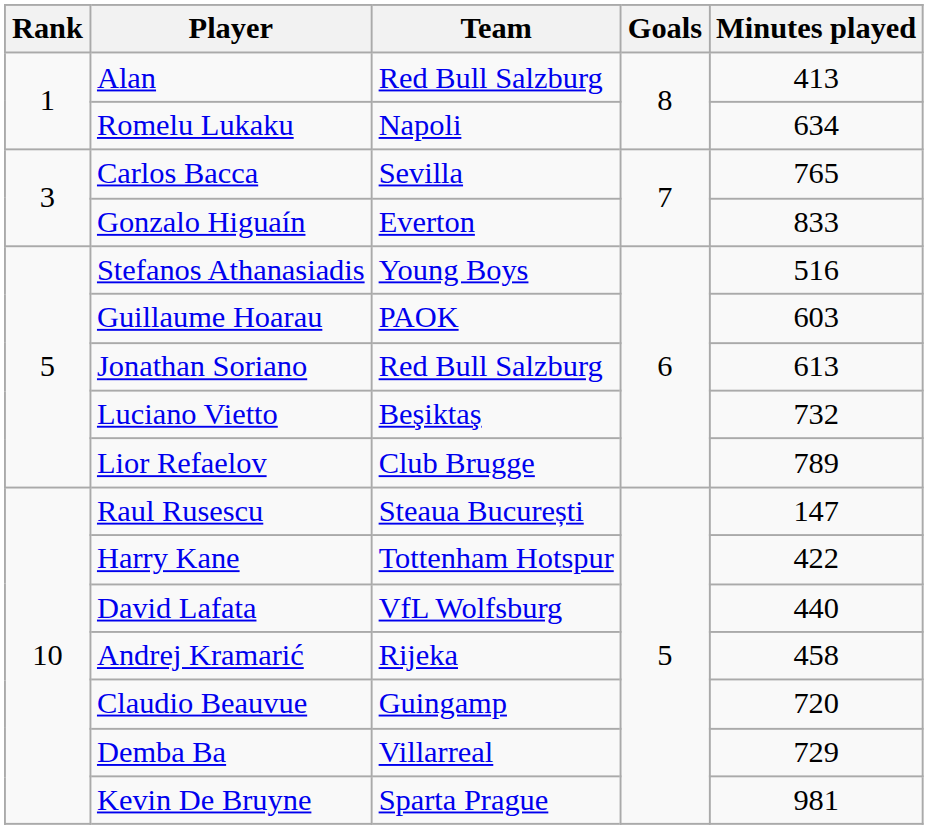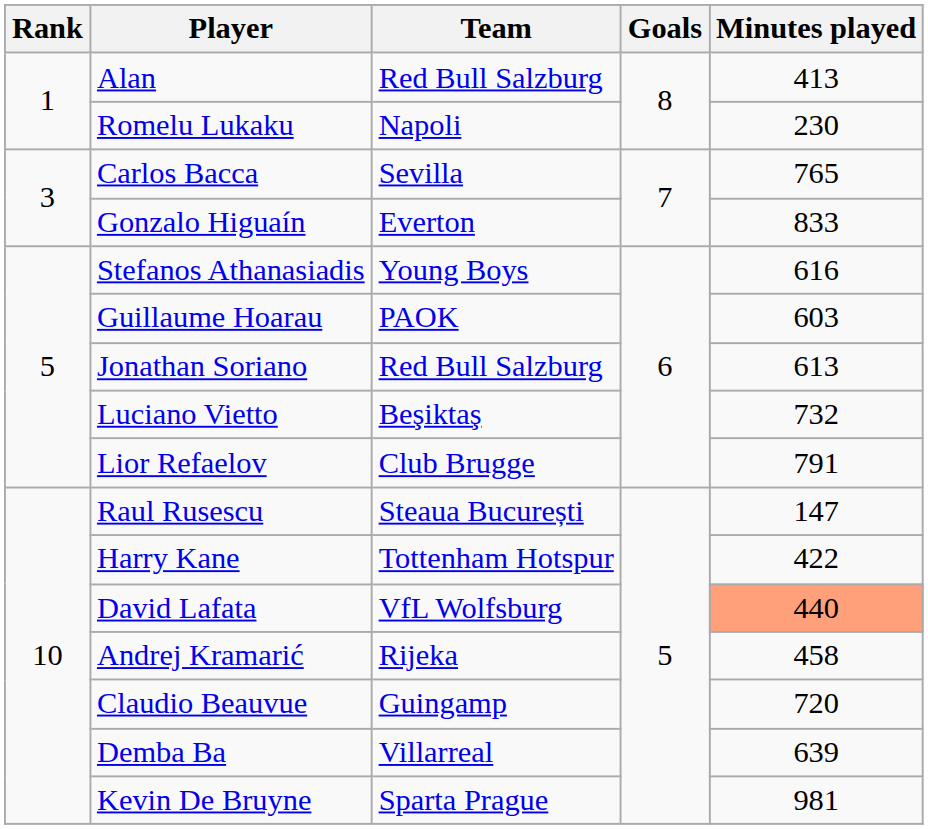(816, 125) 634 -> (816, 125) 230
(816, 269) 516 -> (816, 269) 616
(816, 462) 789 -> (816, 462) 791
(816, 607) no background -> (816, 607) lightsalmon background
(816, 751) 729 -> (816, 751) 639
